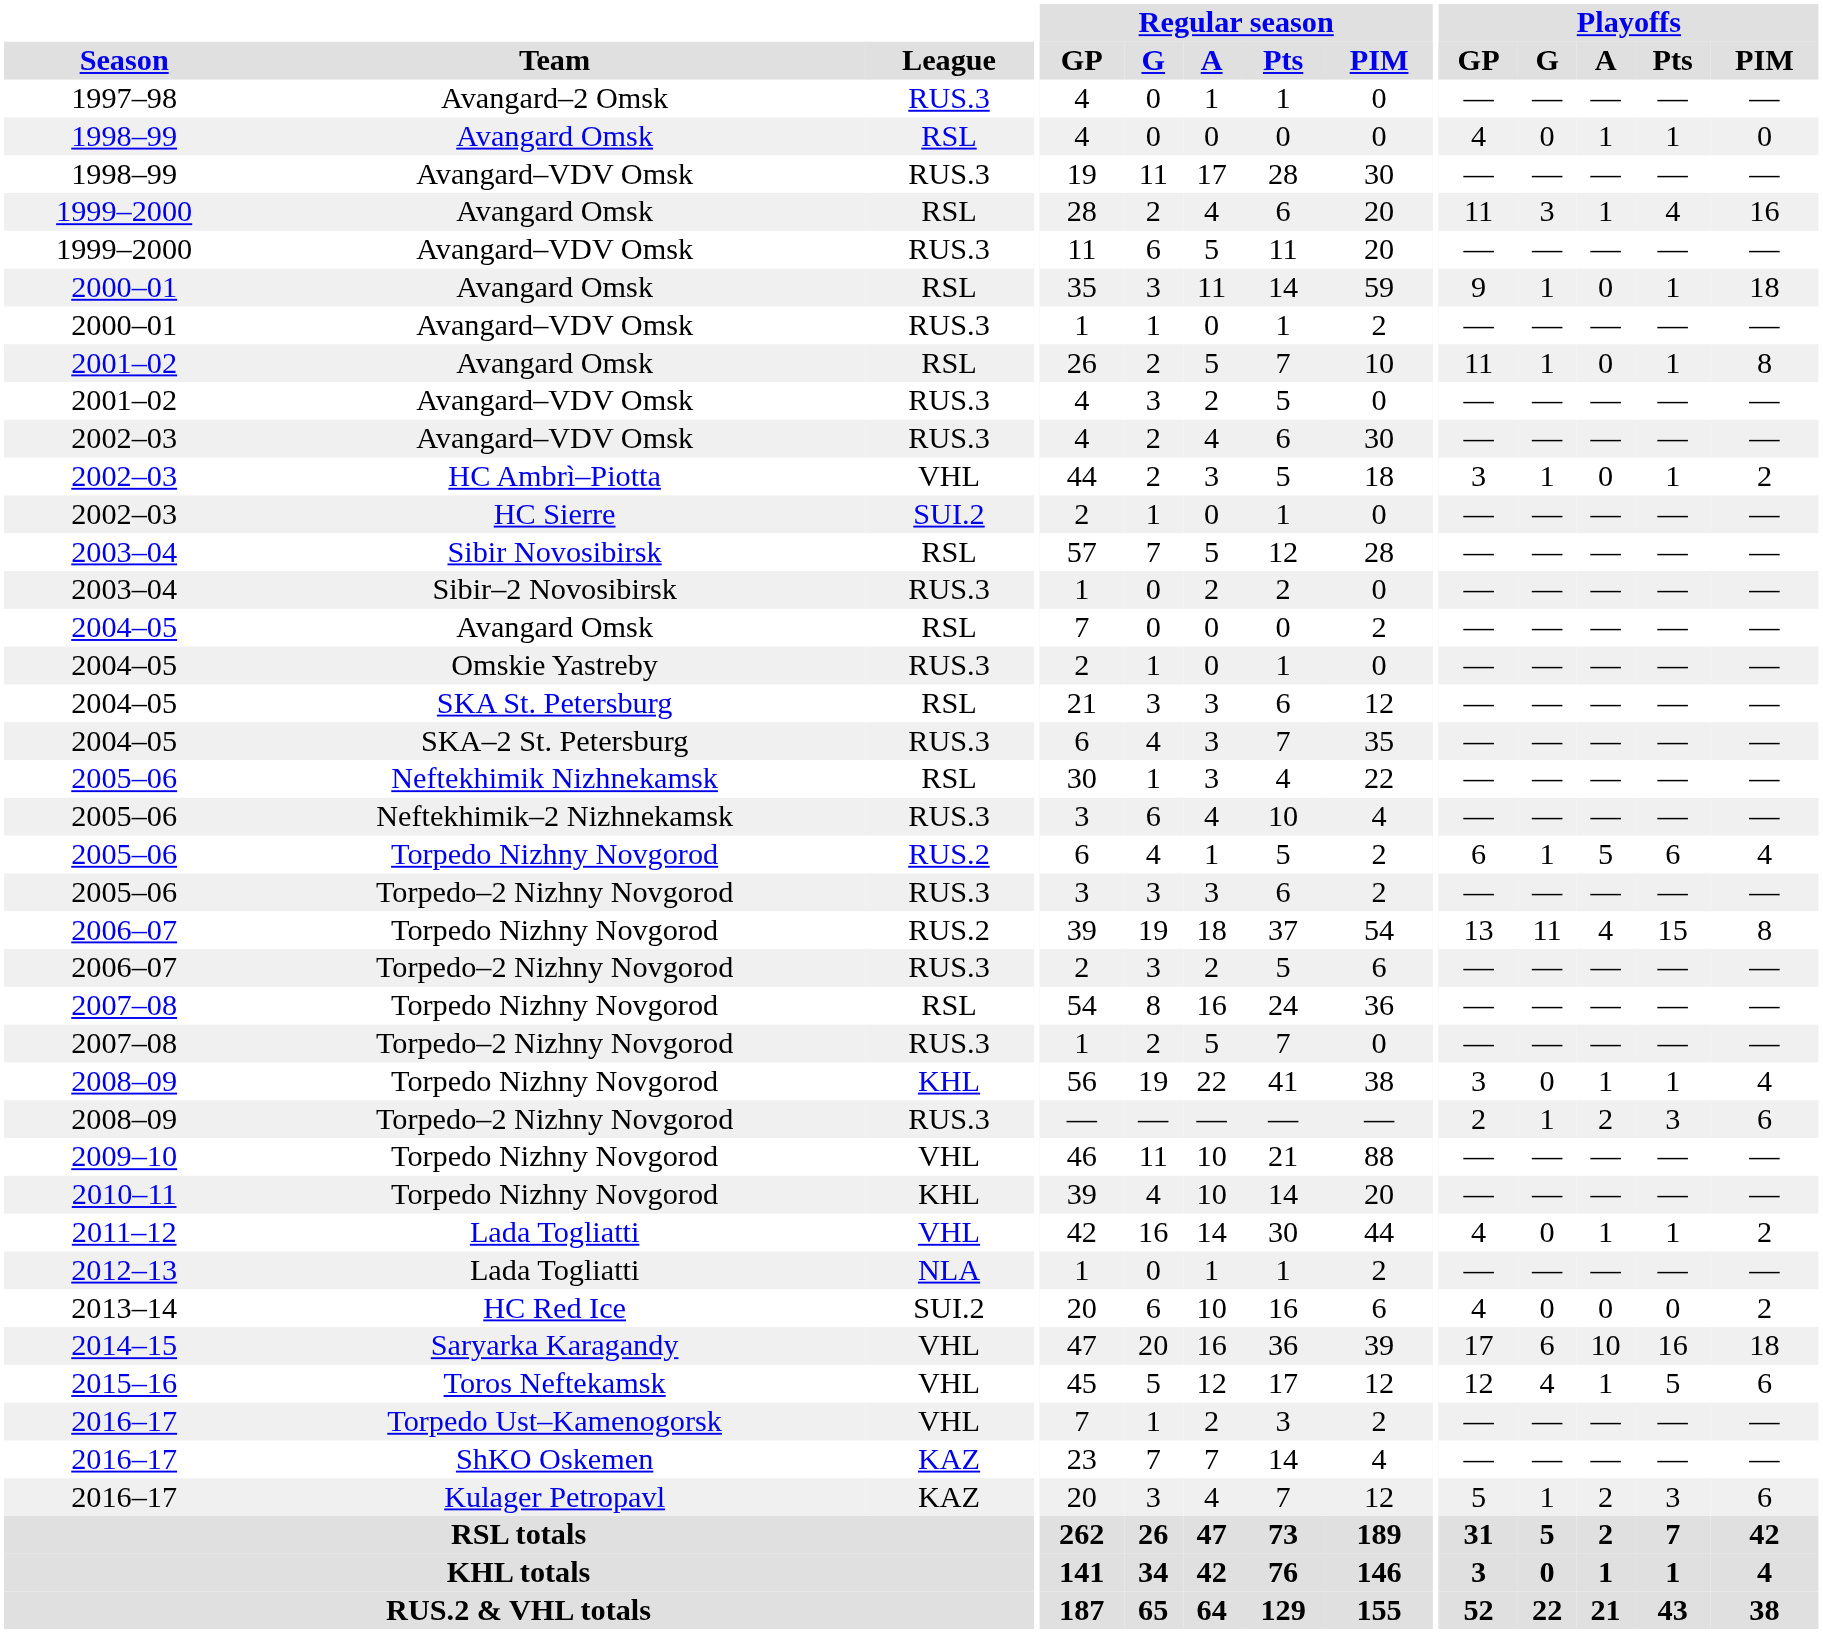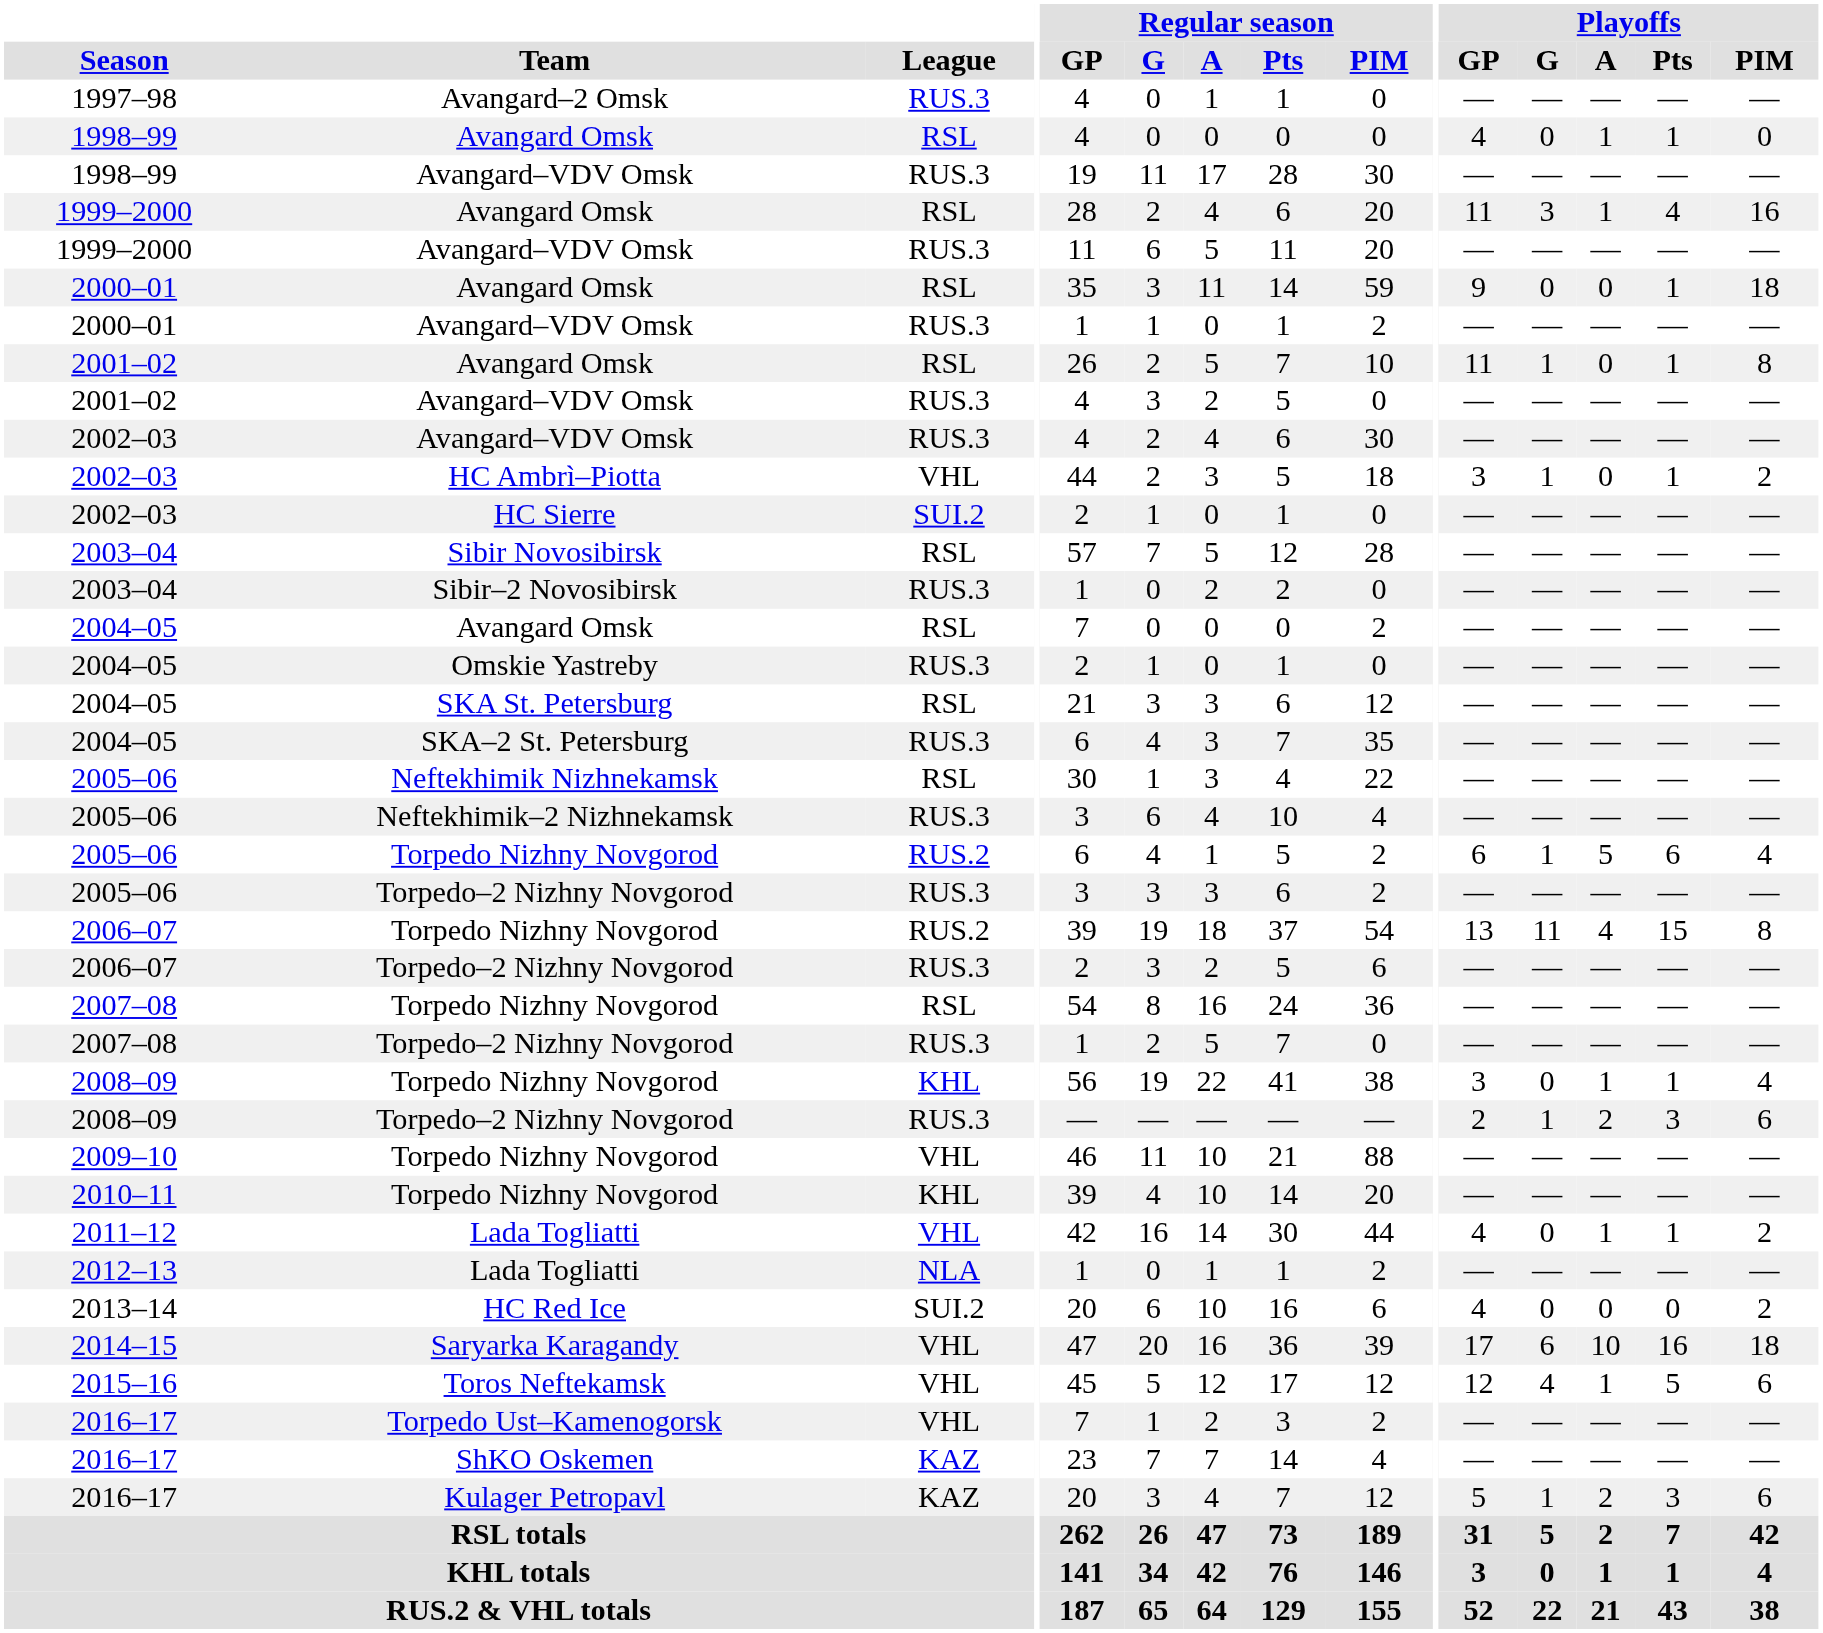(1547, 287) 1 -> (1547, 287) 0
